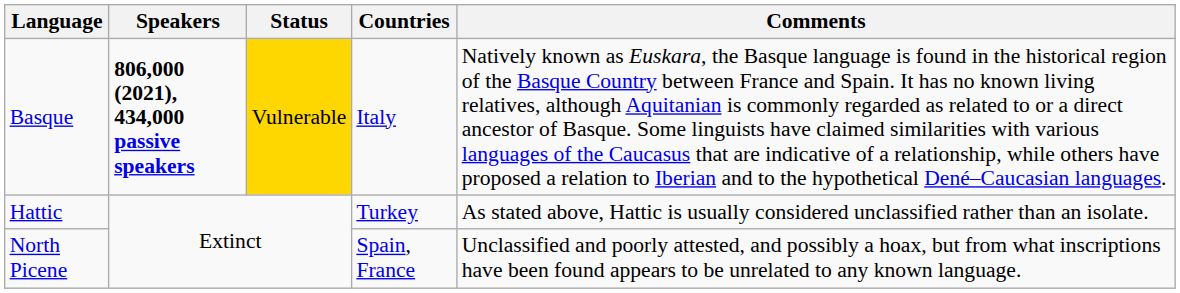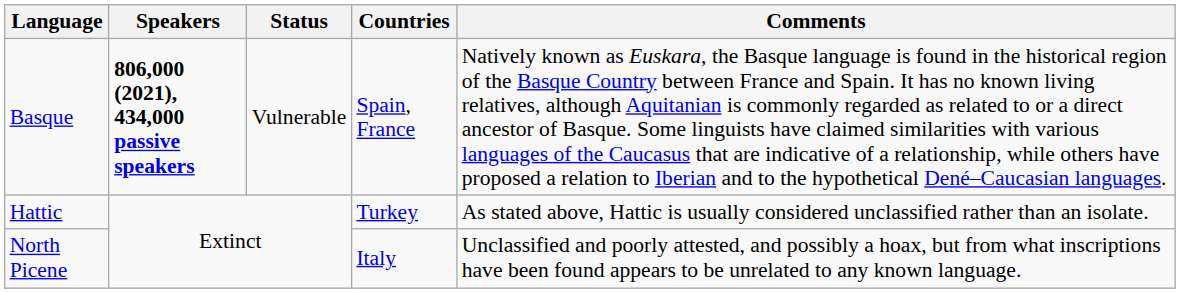(299, 116) gold background -> (299, 116) no background
(376, 116) Italy -> (386, 116) Spain, France
(386, 258) Spain, France -> (376, 258) Italy
